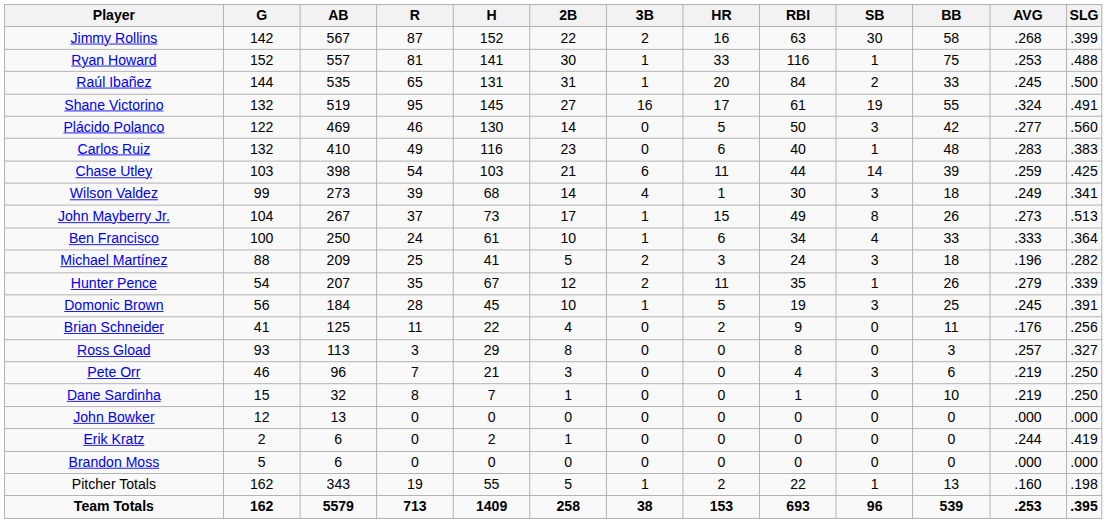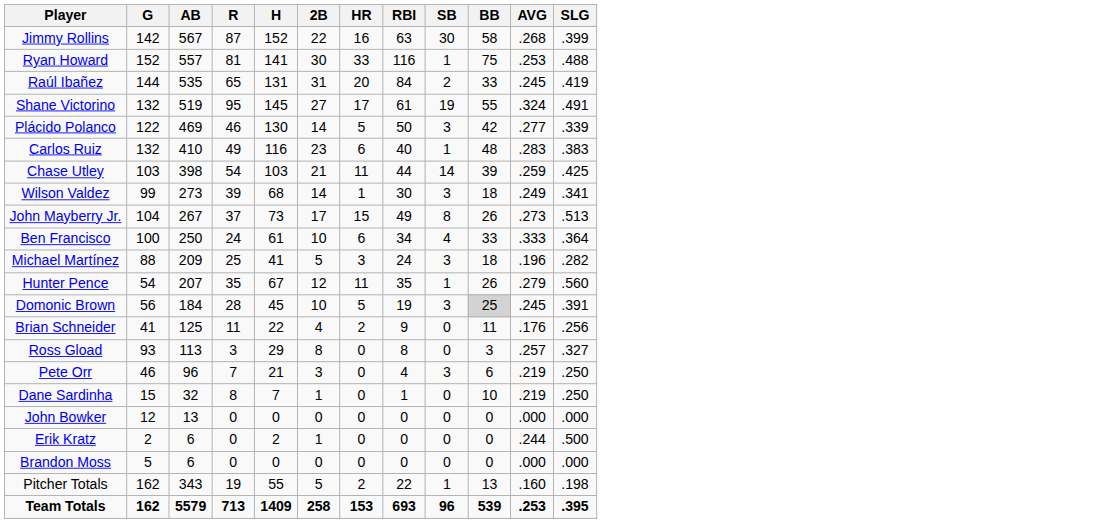- column: (645, 15)
(1084, 82) .500 -> (575, 82) .419
(1084, 127) .560 -> (575, 127) .339
(1084, 283) .339 -> (575, 283) .560
(951, 305) no background -> (490, 305) lightgrey background
(1084, 439) .419 -> (575, 439) .500
